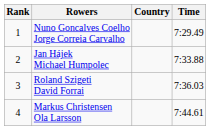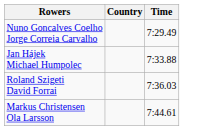- column: (18, 12)
